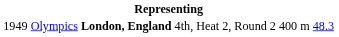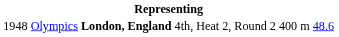(15, 25) 1949 -> (15, 25) 1948
(323, 25) 48.3 -> (323, 25) 48.6
